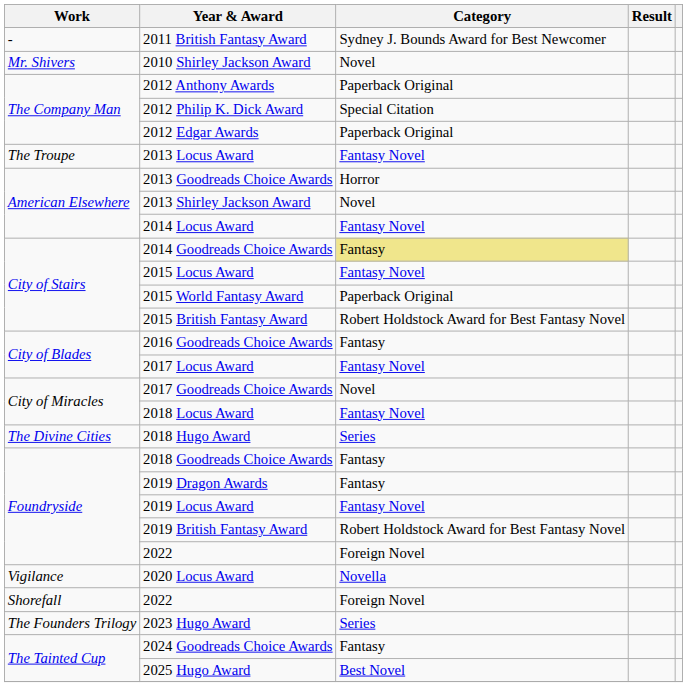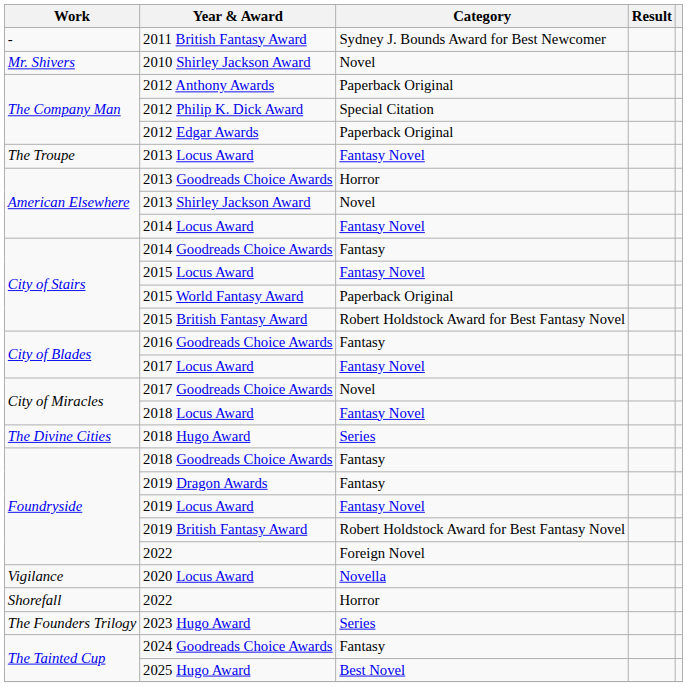(362, 249) khaki background -> (362, 249) no background
(382, 599) Foreign Novel -> (359, 599) Horror
